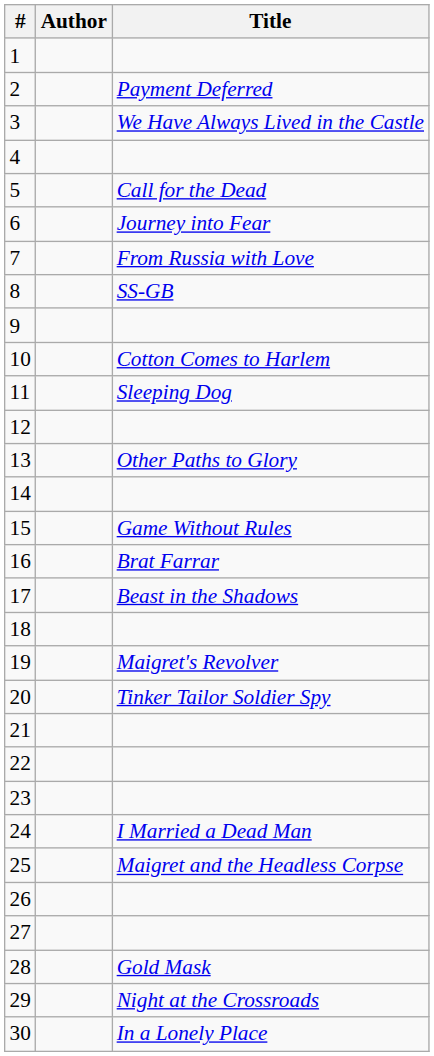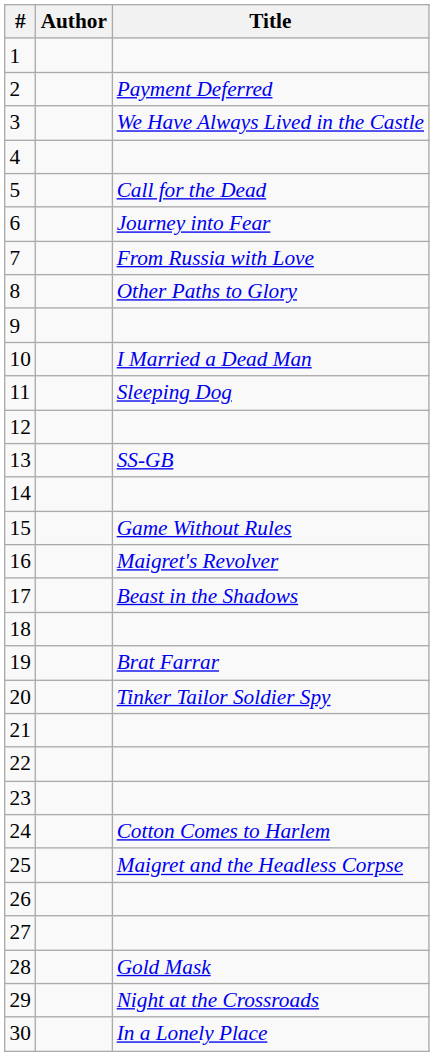(145, 291) SS-GB -> (207, 291) Other Paths to Glory
(223, 358) Cotton Comes to Harlem -> (214, 358) I Married a Dead Man
(207, 460) Other Paths to Glory -> (145, 460) SS-GB
(168, 561) Brat Farrar -> (197, 561) Maigret's Revolver
(197, 662) Maigret's Revolver -> (168, 662) Brat Farrar
(214, 831) I Married a Dead Man -> (223, 831) Cotton Comes to Harlem
